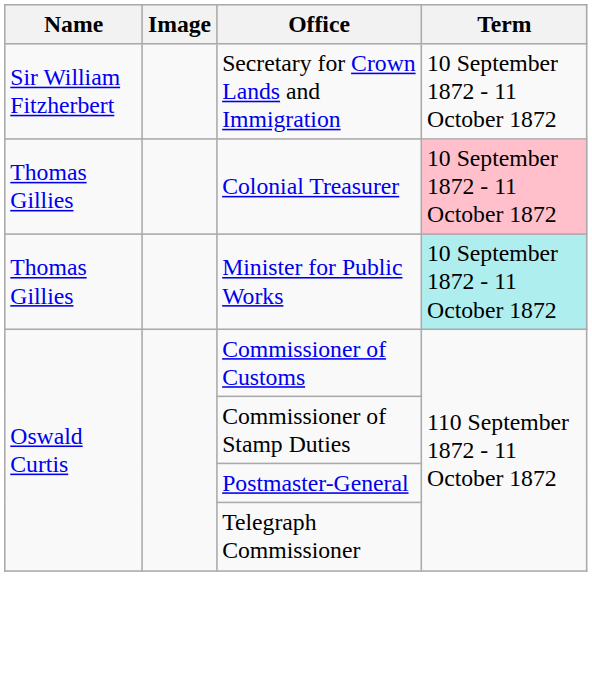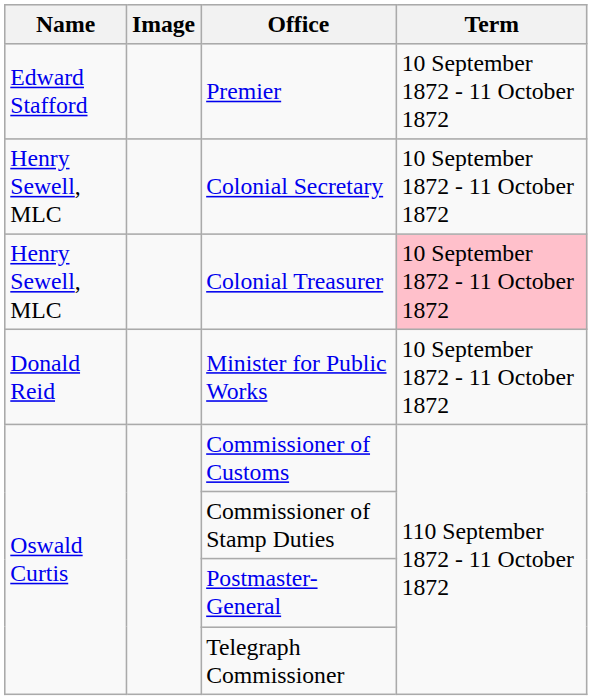+ row: (244, 91)
- row: (319, 91)
+ row: (295, 186)
(48, 186) Thomas Gillies -> (45, 281) Henry Sewell, MLC
(48, 281) Thomas Gillies -> (45, 377) Donald Reid
(492, 281) paleturquoise background -> (488, 377) no background
